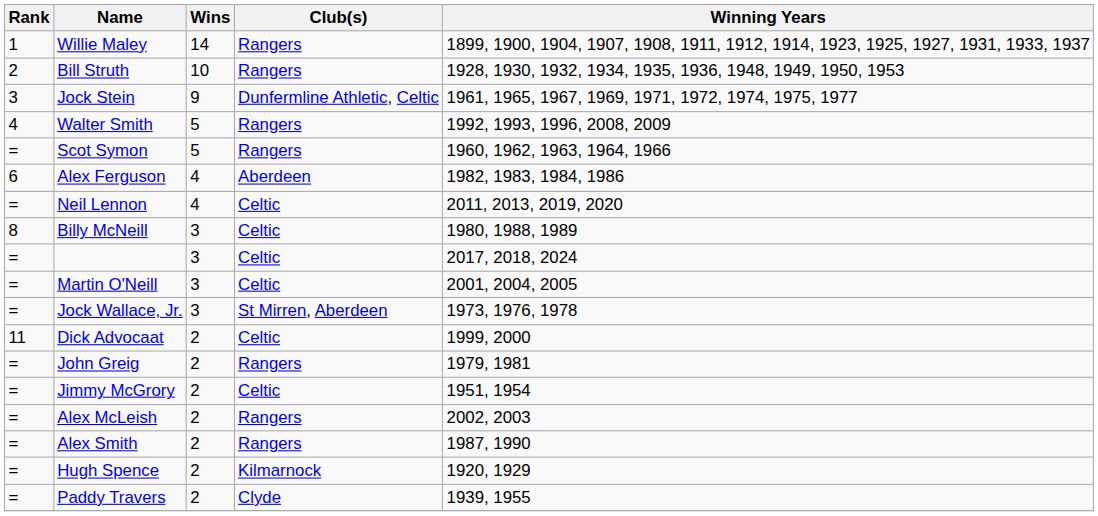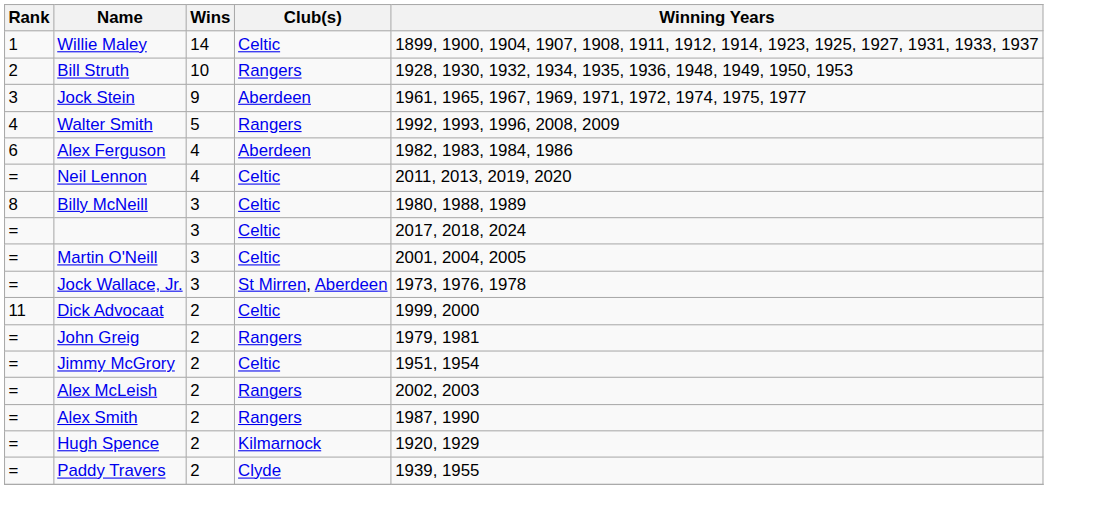(270, 44) Rangers -> (259, 44) Celtic
(338, 97) Dunfermline Athletic, Celtic -> (275, 97) Aberdeen
- row: (13, 151)
